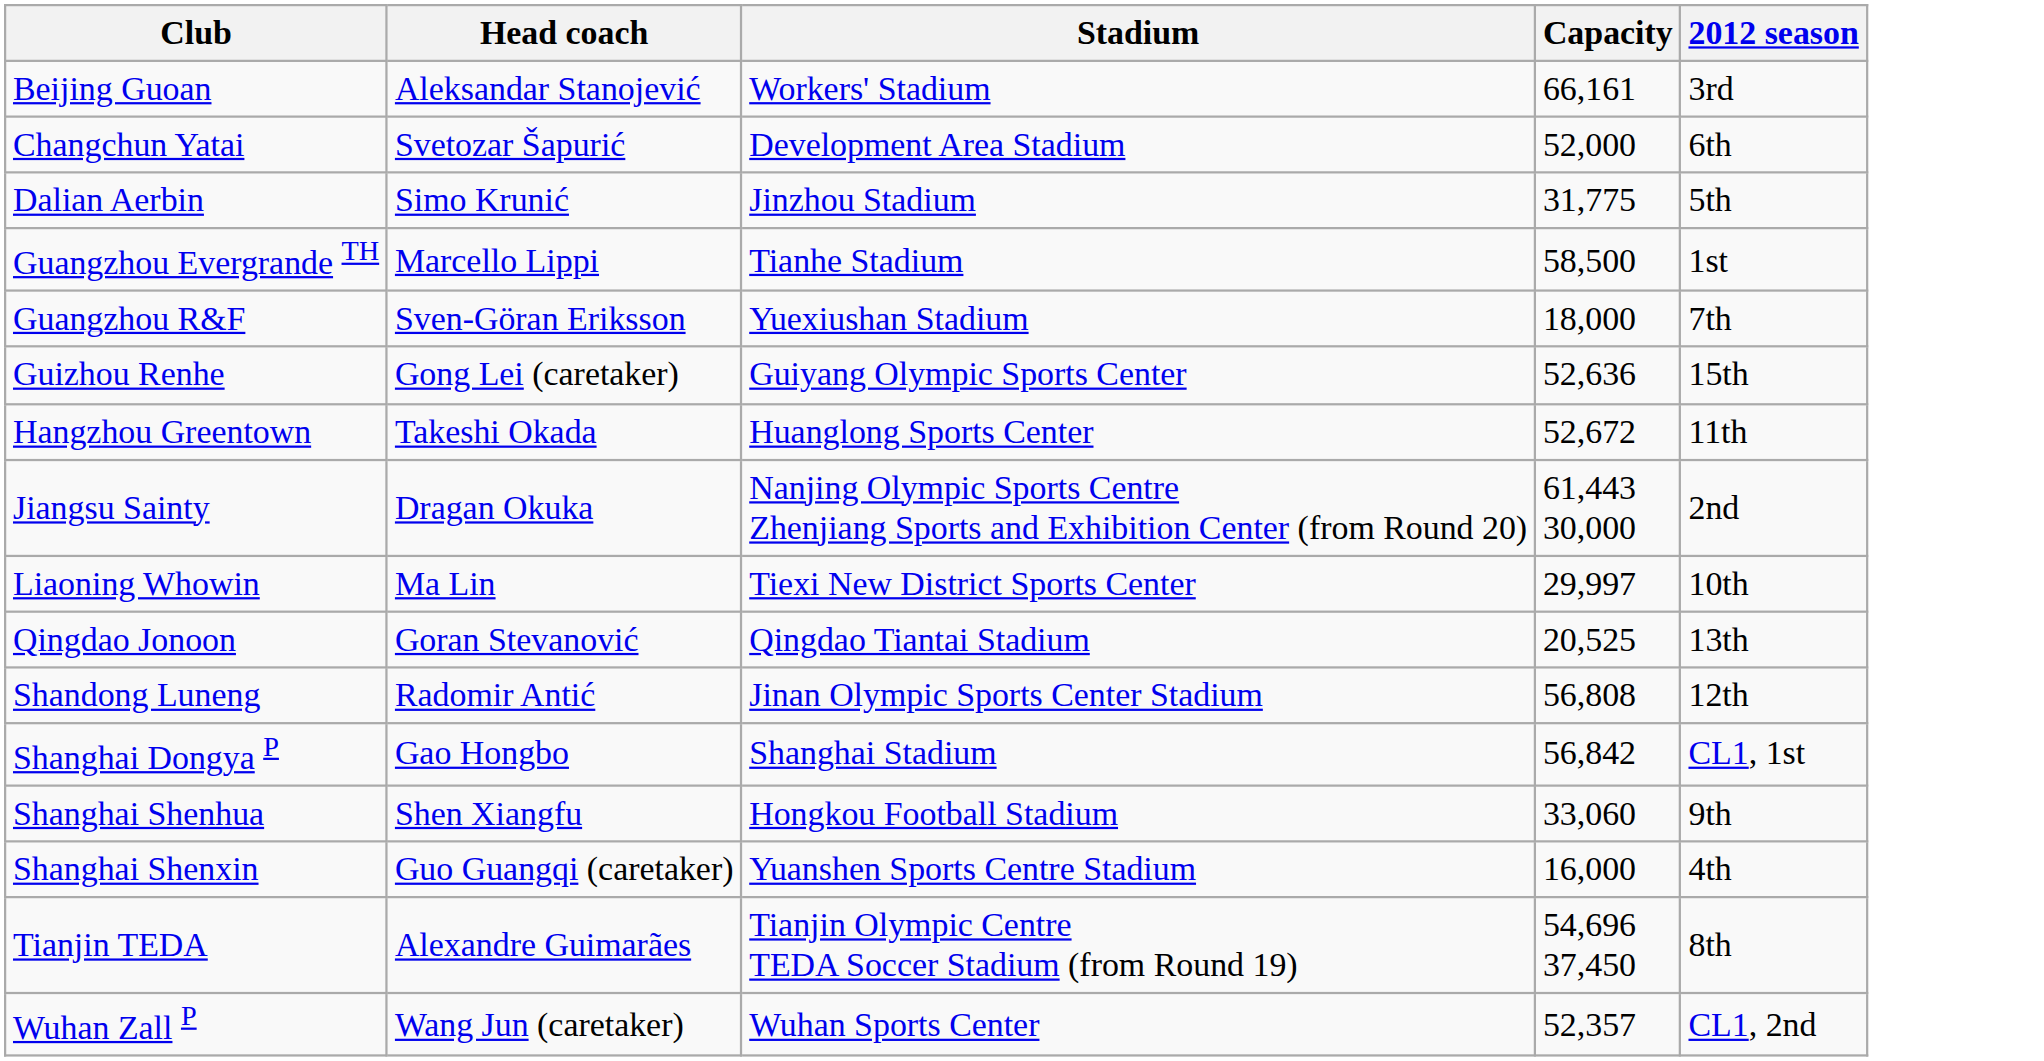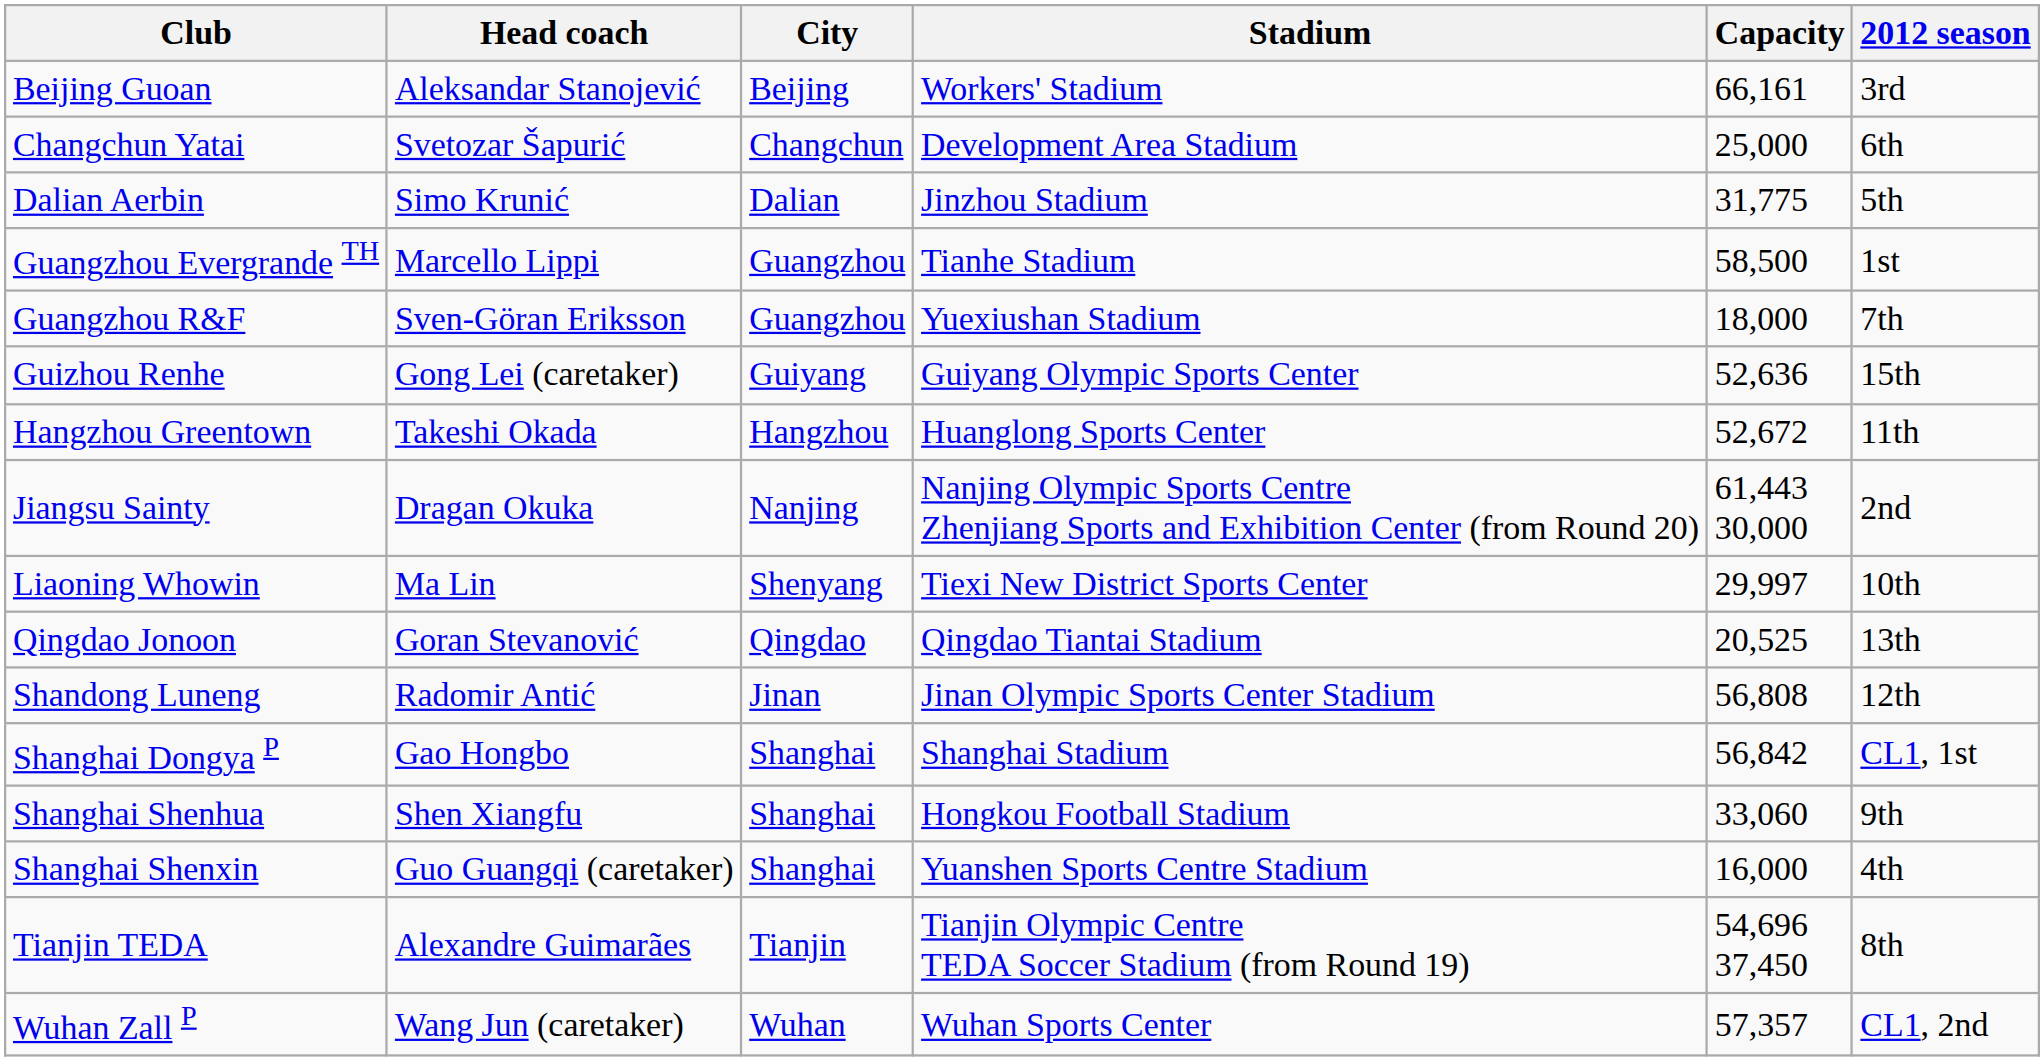+ column: (827, 32)
(1589, 144) 52,000 -> (1761, 144) 25,000
(1589, 1024) 52,357 -> (1761, 1024) 57,357
